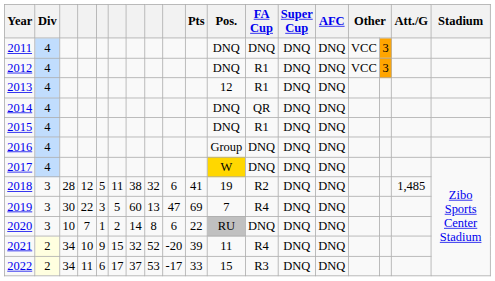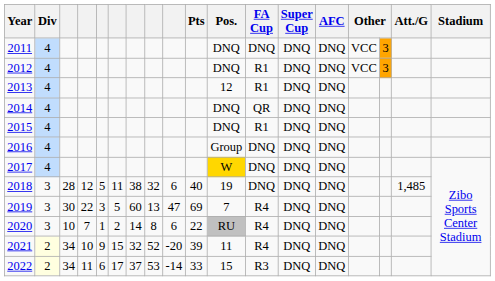(196, 186) 41 -> (196, 186) 40
(262, 186) R2 -> (262, 186) DNQ
(262, 226) DNQ -> (262, 226) R4
(174, 265) -17 -> (174, 265) -14
